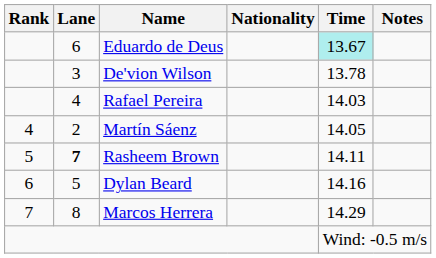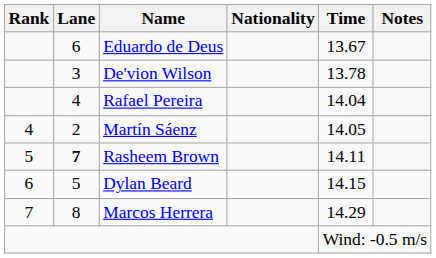(346, 45) paleturquoise background -> (346, 45) no background
(346, 101) 14.03 -> (346, 101) 14.04
(346, 184) 14.16 -> (346, 184) 14.15
